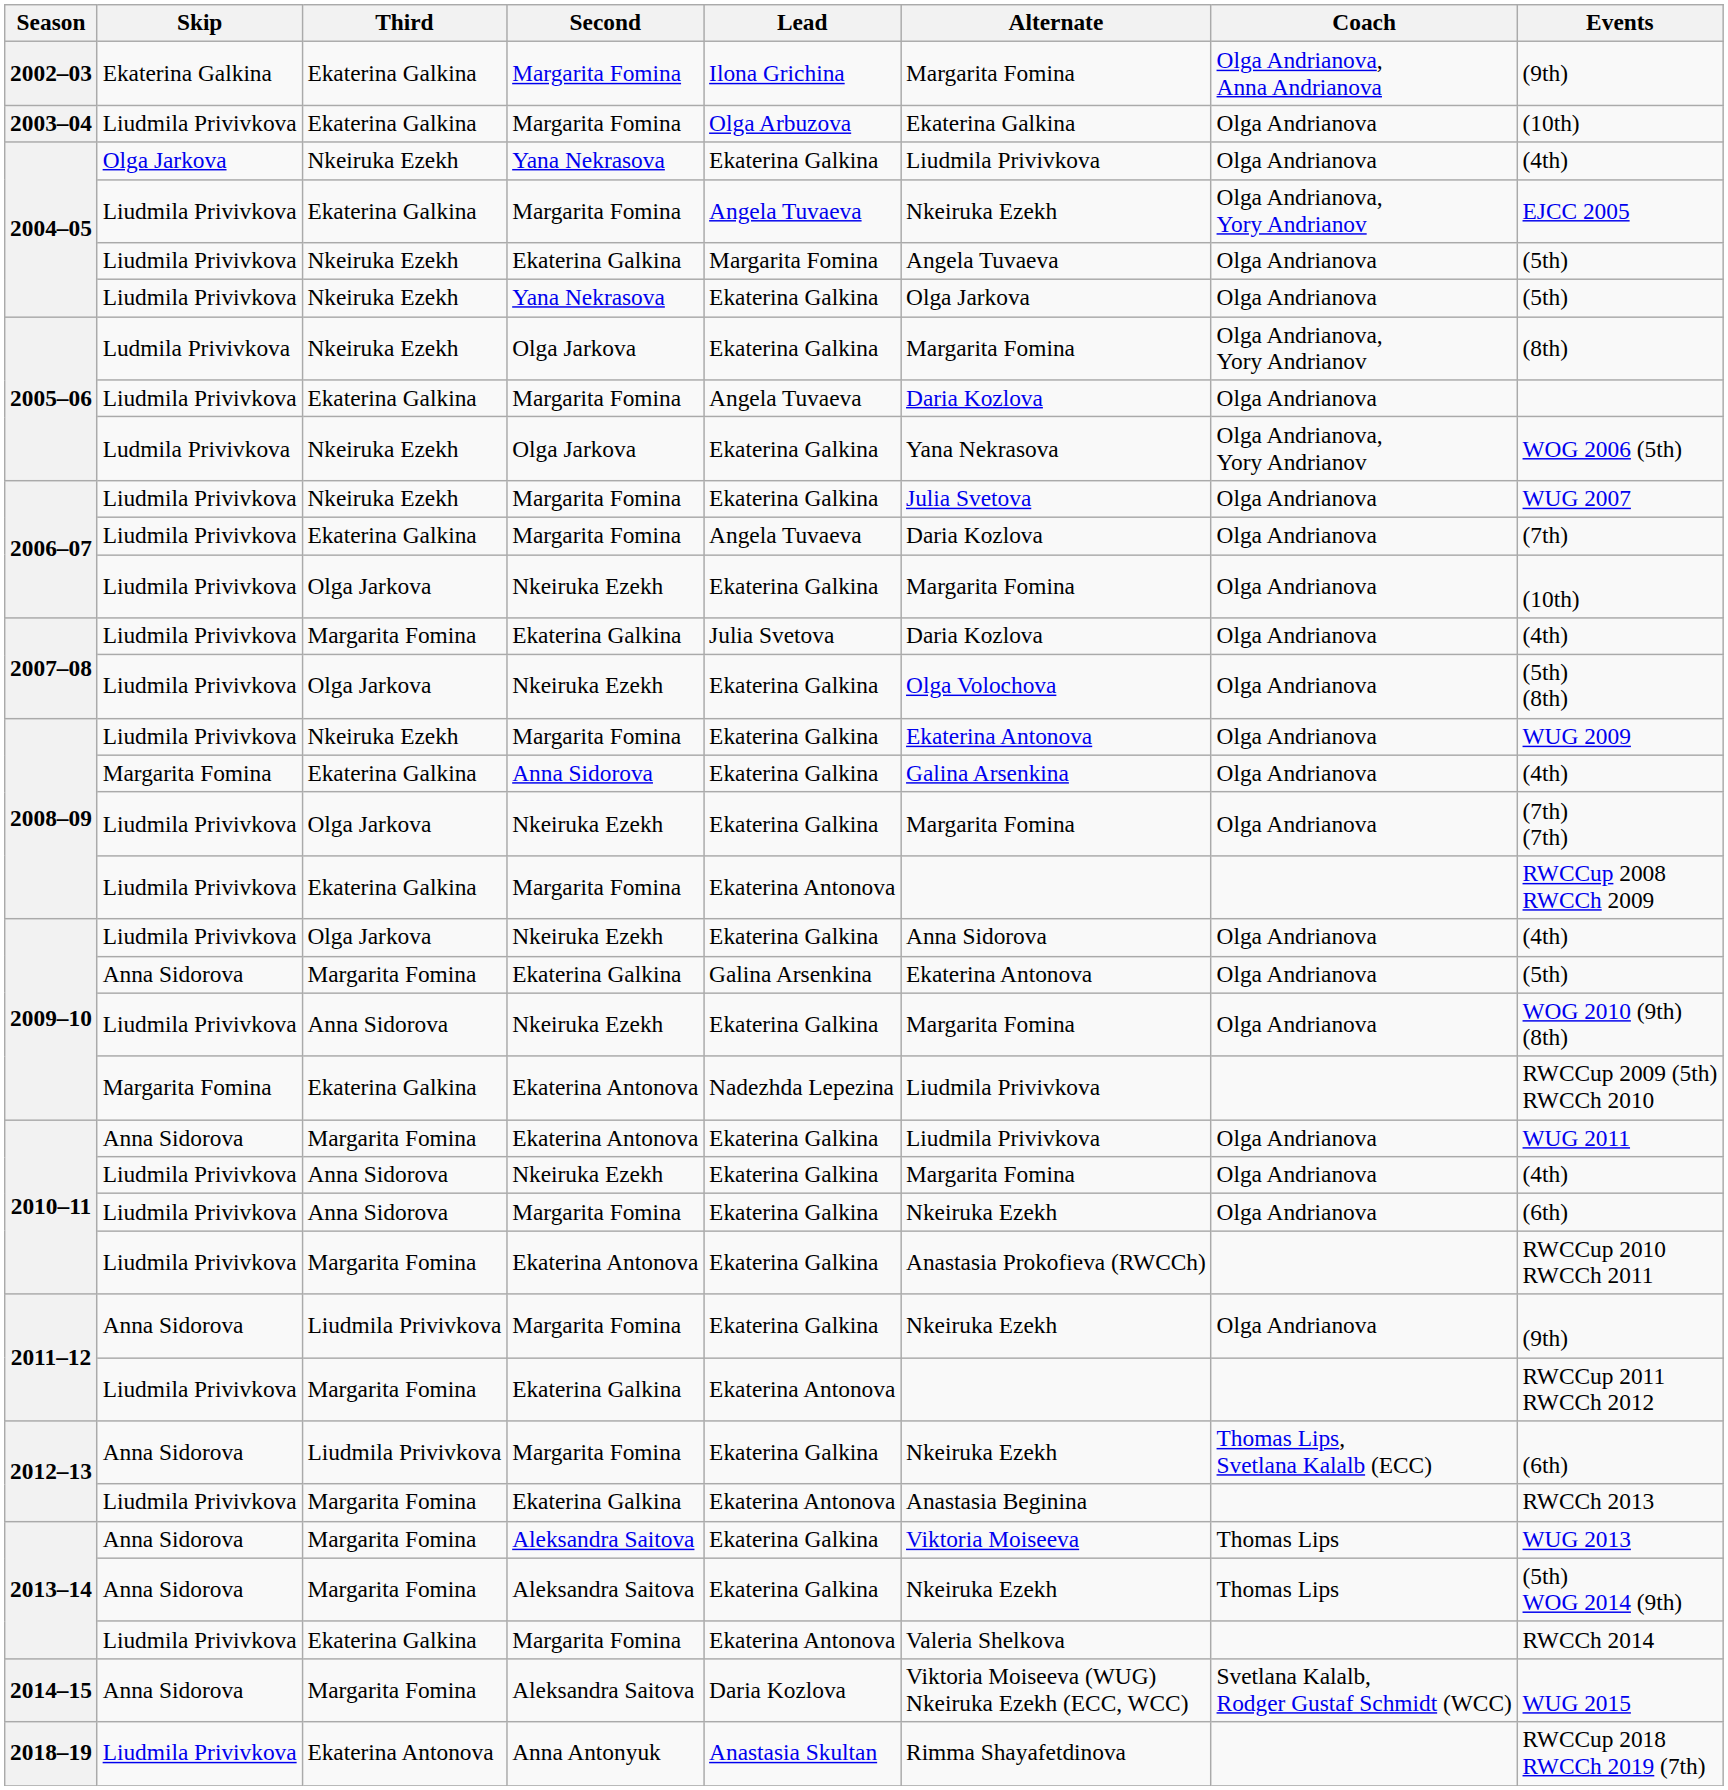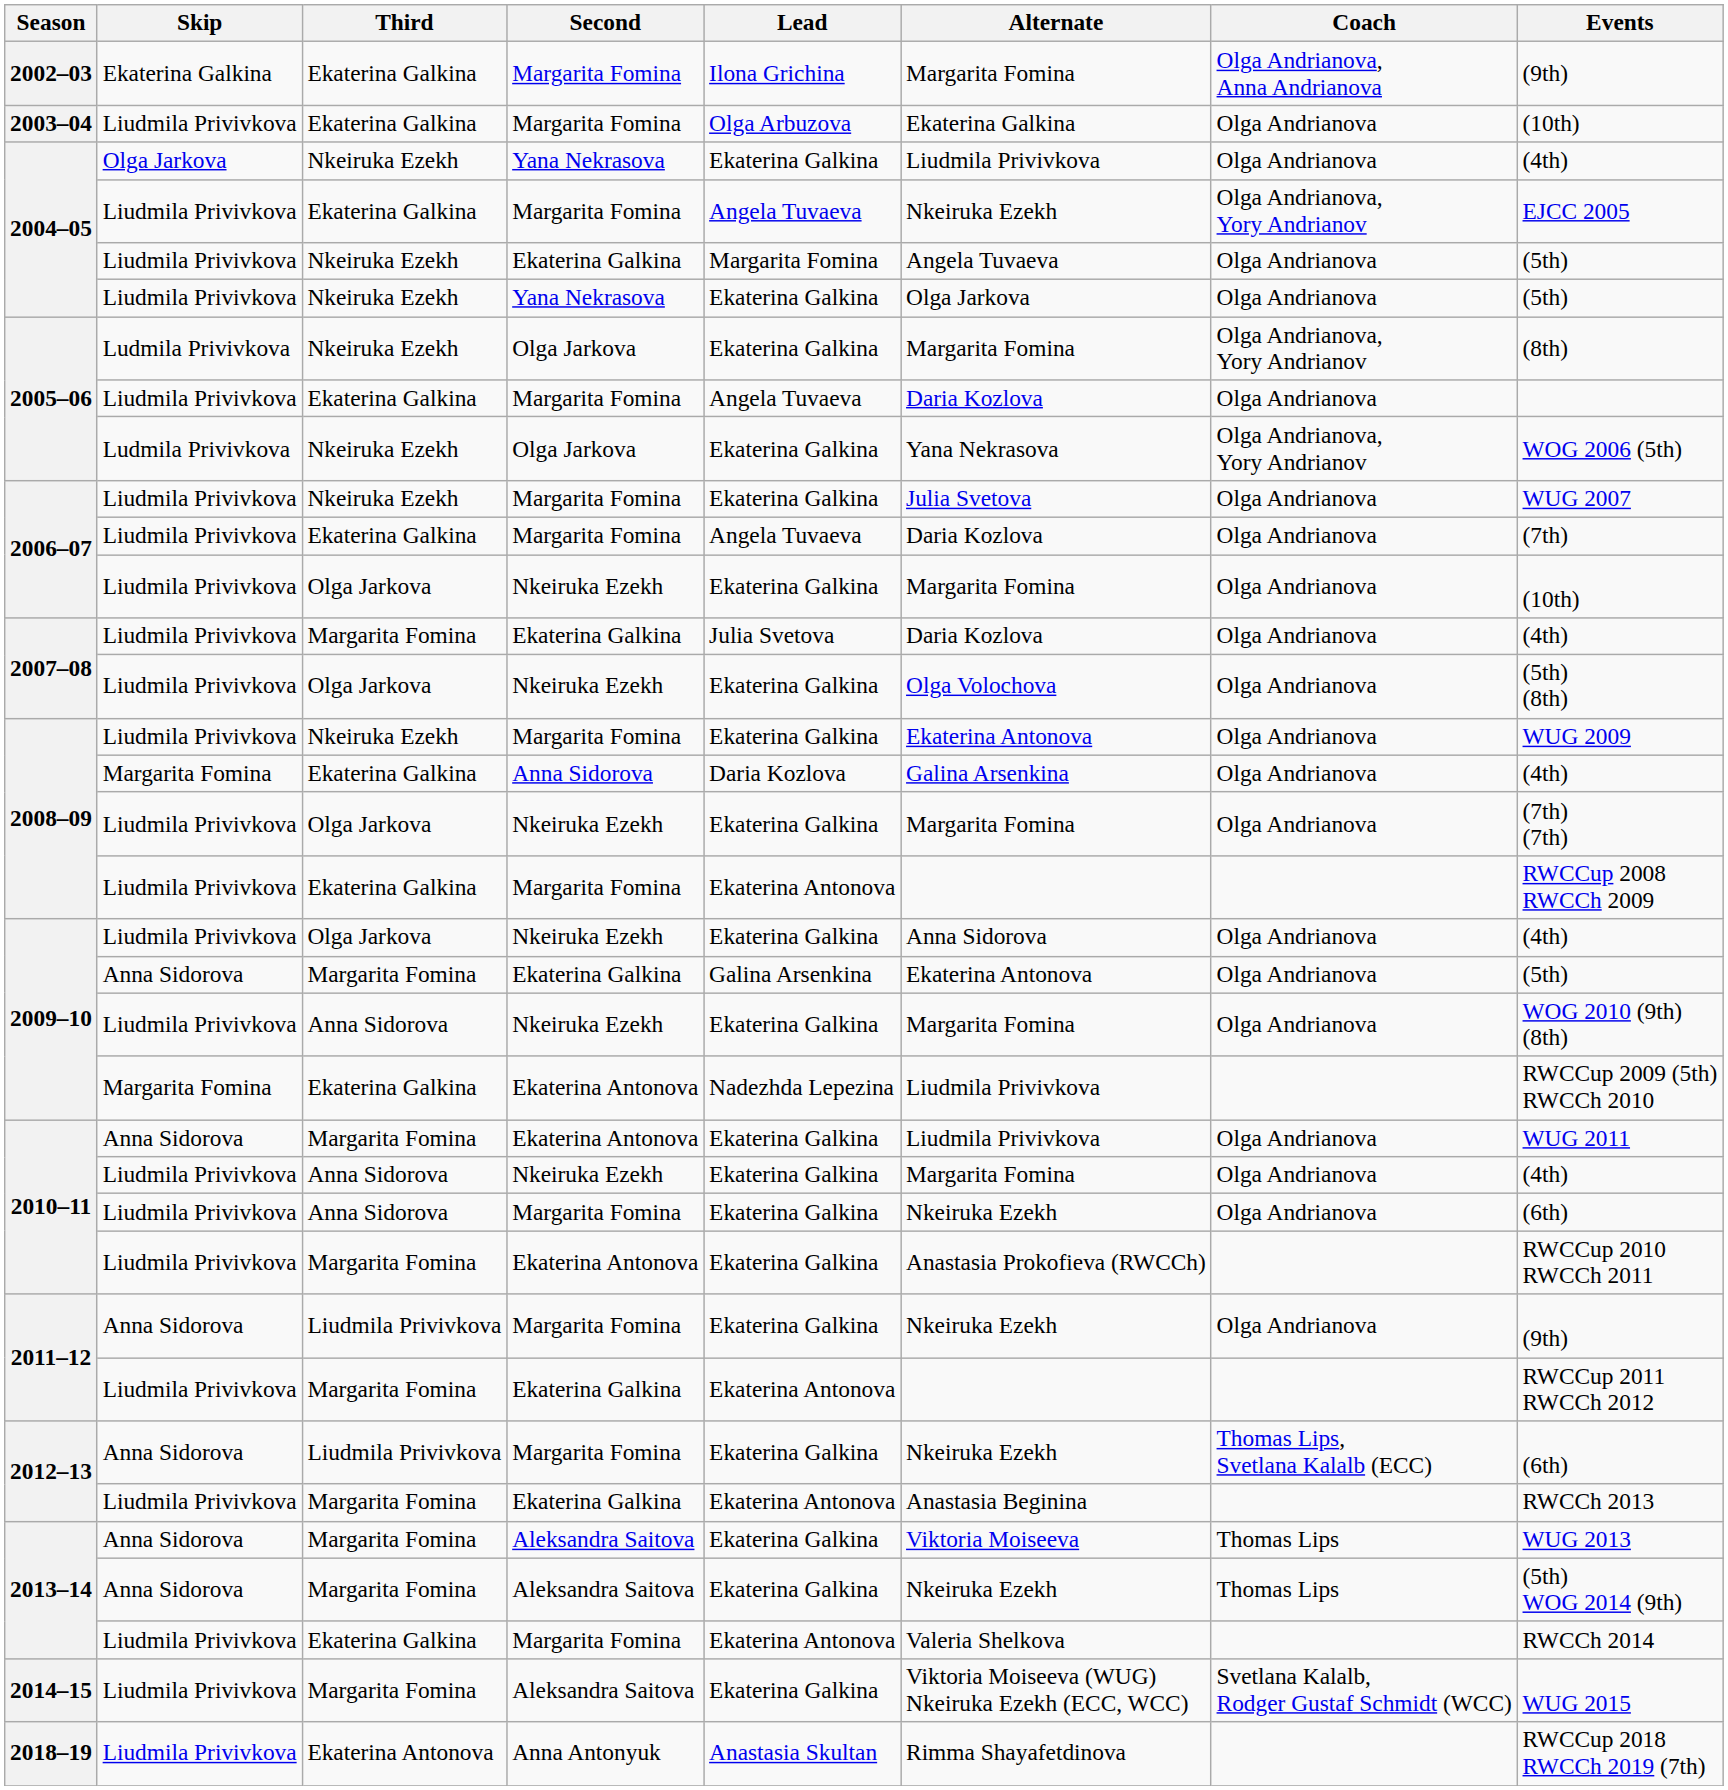(794, 773) Ekaterina Galkina -> (778, 773) Daria Kozlova
(173, 1689) Anna Sidorova -> (200, 1689) Liudmila Privivkova
(778, 1689) Daria Kozlova -> (794, 1689) Ekaterina Galkina
